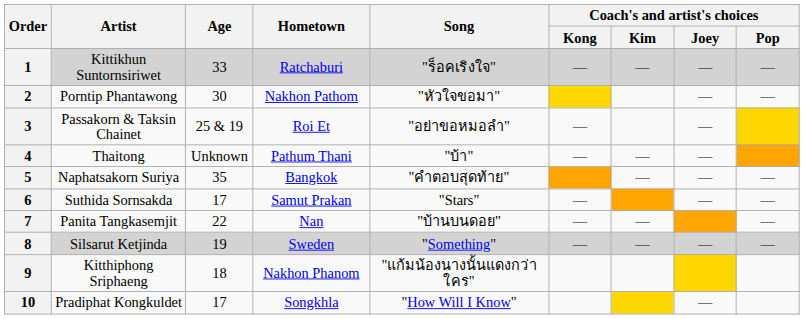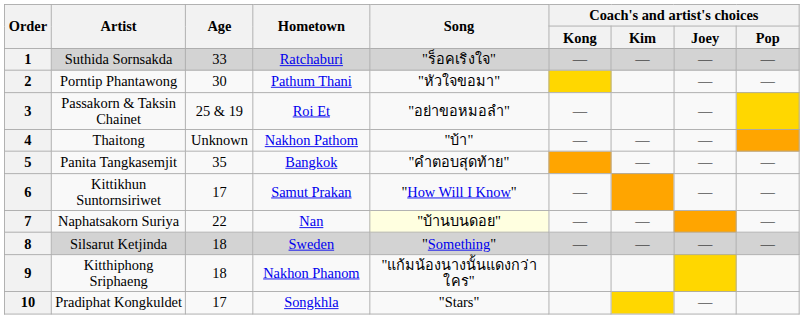(119, 67) Kittikhun Suntornsiriwet -> (119, 59) Suthida Sornsakda
(311, 97) Nakhon Pathom -> (311, 81) Pathum Thani
(311, 156) Pathum Thani -> (311, 140) Nakhon Pathom
(119, 178) Naphatsakorn Suriya -> (119, 162) Panita Tangkasemjit
(119, 200) Suthida Sornsakda -> (119, 192) Kittikhun Suntornsiriwet
(459, 200) "Stars" -> (459, 192) "How Will I Know"
(119, 222) Panita Tangkasemjit -> (119, 222) Naphatsakorn Suriya
(459, 222) no background -> (459, 222) lightyellow background
(219, 243) 19 -> (219, 243) 18
(459, 303) "How Will I Know" -> (459, 303) "Stars"
